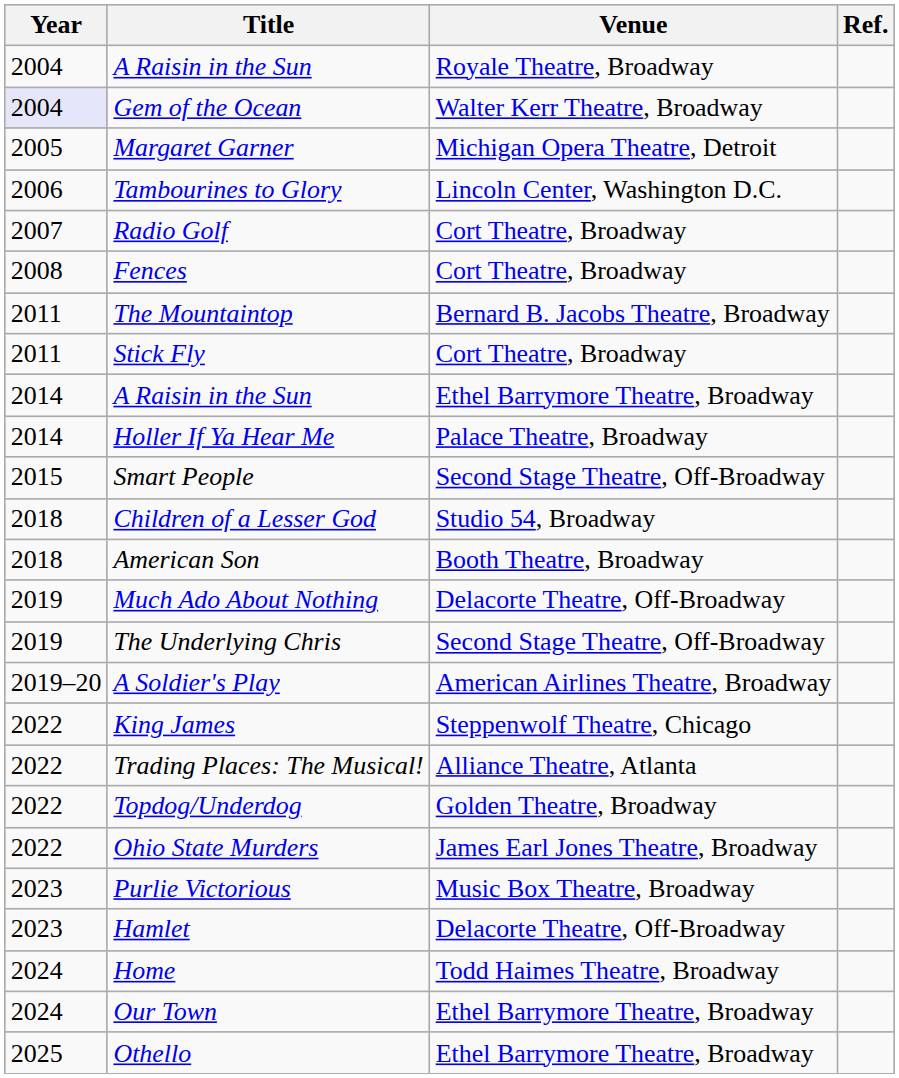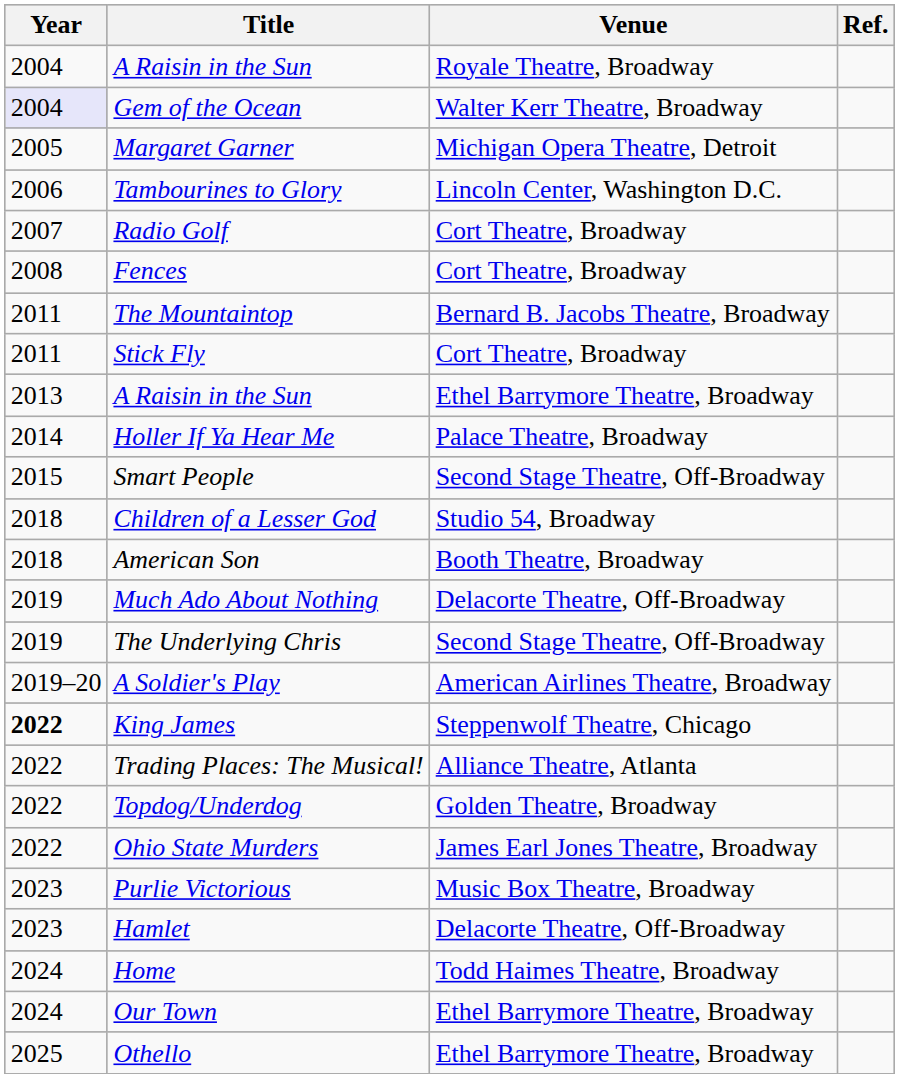(37, 395) 2014 -> (37, 395) 2013
(37, 723) normal -> (37, 723) bold
